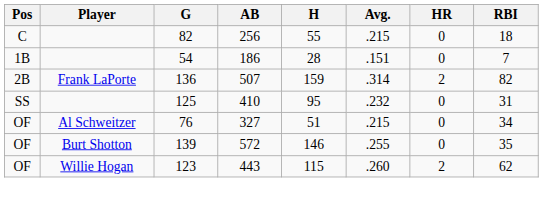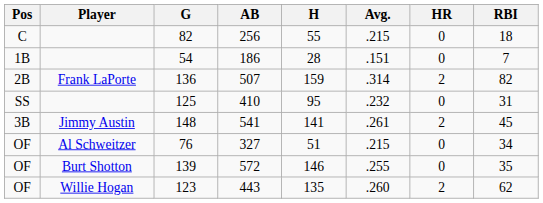+ row: (186, 123)
(314, 166) 115 -> (314, 187) 135
